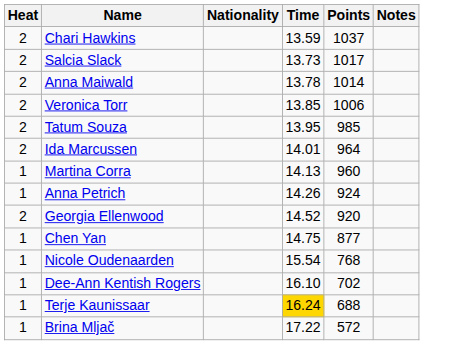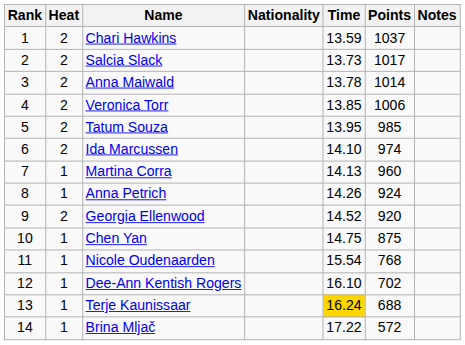+ column: (25, 15)
(303, 149) 14.01 -> (344, 149) 14.10
(349, 149) 964 -> (390, 149) 974
(349, 238) 877 -> (390, 238) 875
